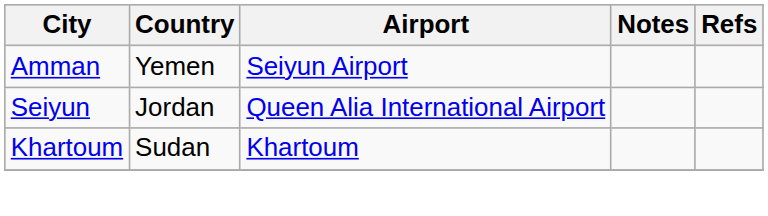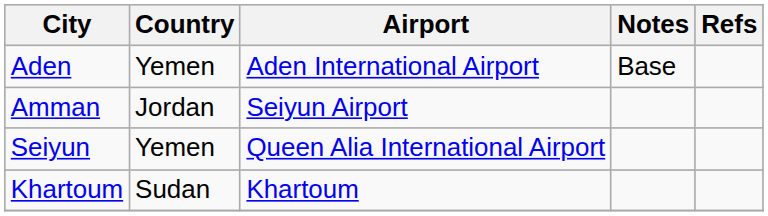+ row: (41, 66)
(175, 66) Yemen -> (175, 107) Jordan
(175, 107) Jordan -> (175, 148) Yemen
